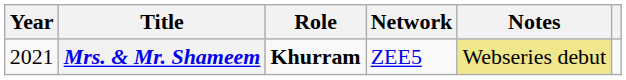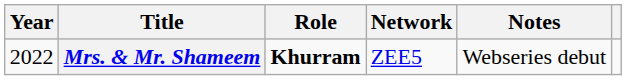(32, 56) 2021 -> (32, 56) 2022
(534, 56) khaki background -> (534, 56) no background
